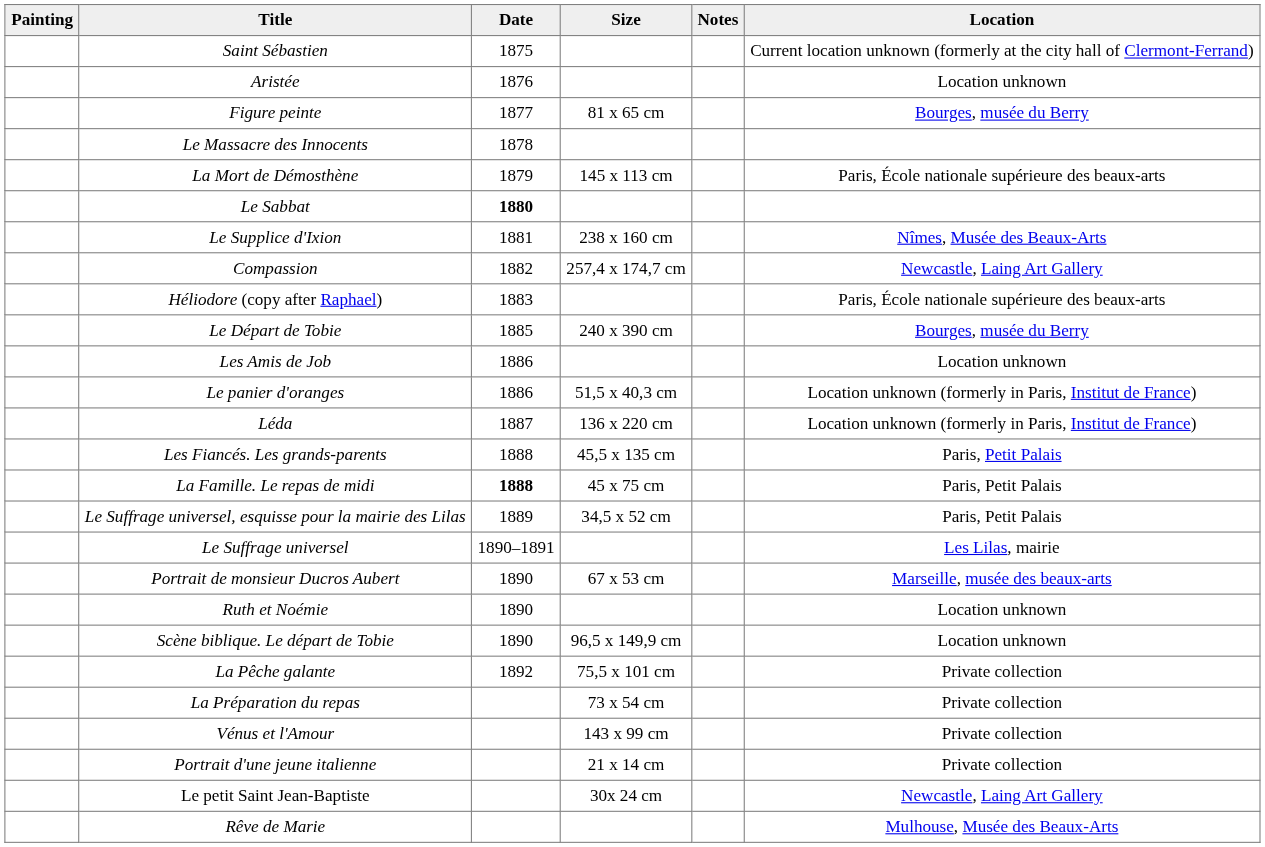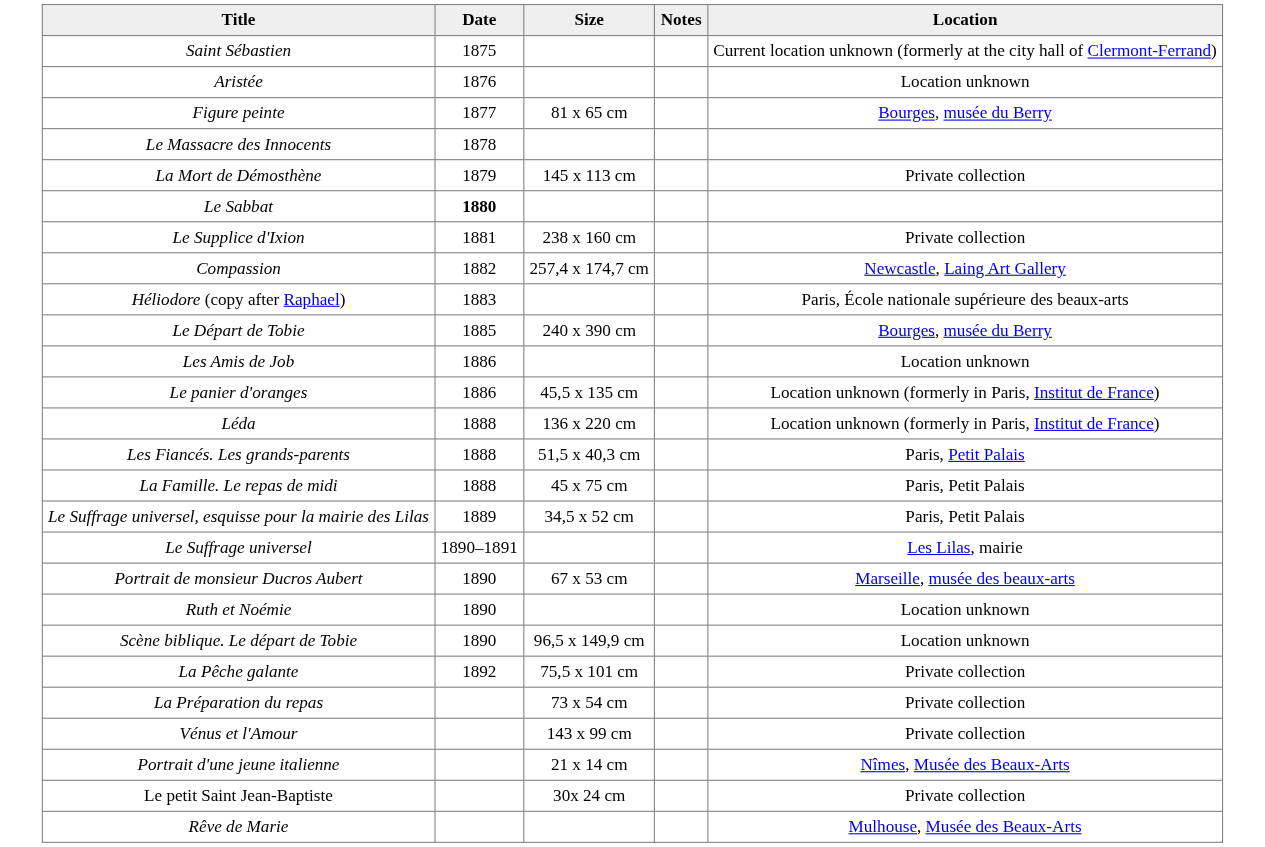- column: (42, 20)
(1002, 175) Paris, École nationale supérieure des beaux-arts -> (965, 175) Private collection
(1002, 237) Nîmes, Musée des Beaux-Arts -> (965, 237) Private collection
(626, 392) 51,5 x 40,3 cm -> (589, 392) 45,5 x 135 cm
(516, 423) 1887 -> (479, 423) 1888
(626, 454) 45,5 x 135 cm -> (589, 454) 51,5 x 40,3 cm
(516, 485) bold -> (479, 485) normal
(1002, 764) Private collection -> (965, 764) Nîmes, Musée des Beaux-Arts
(1002, 795) Newcastle, Laing Art Gallery -> (965, 795) Private collection
